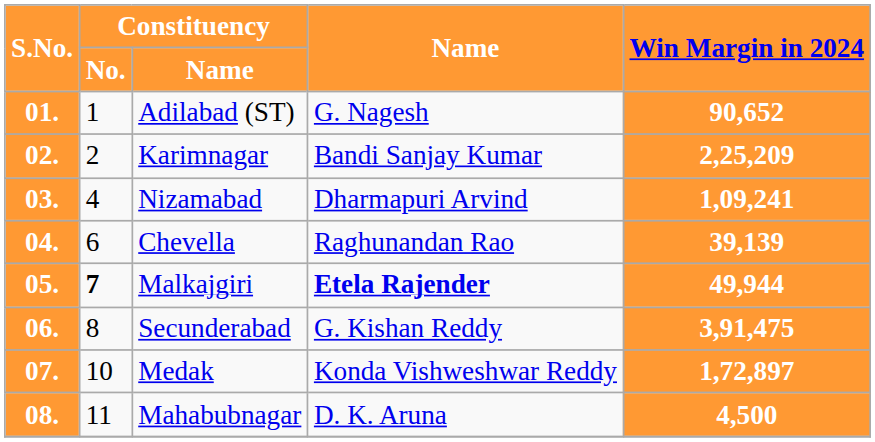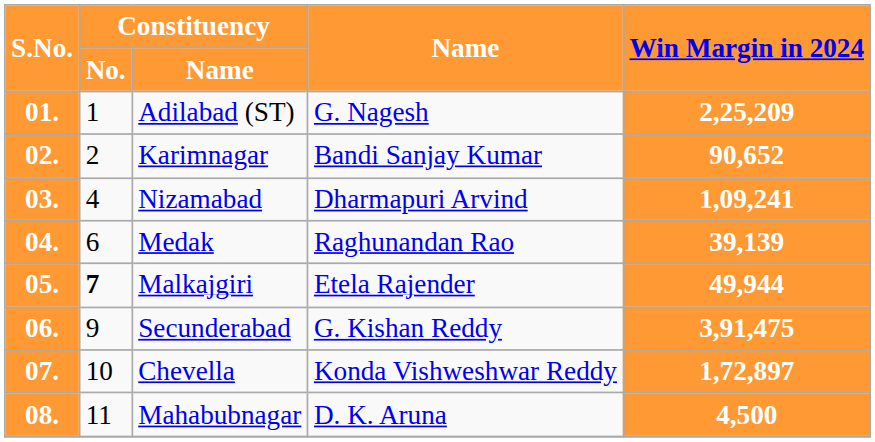(747, 112) 90,652 -> (747, 112) 2,25,209
(747, 155) 2,25,209 -> (747, 155) 90,652
(187, 241) Chevella -> (176, 241) Medak
(402, 284) bold -> (394, 284) normal
(92, 328) 8 -> (92, 328) 9
(176, 371) Medak -> (187, 371) Chevella
